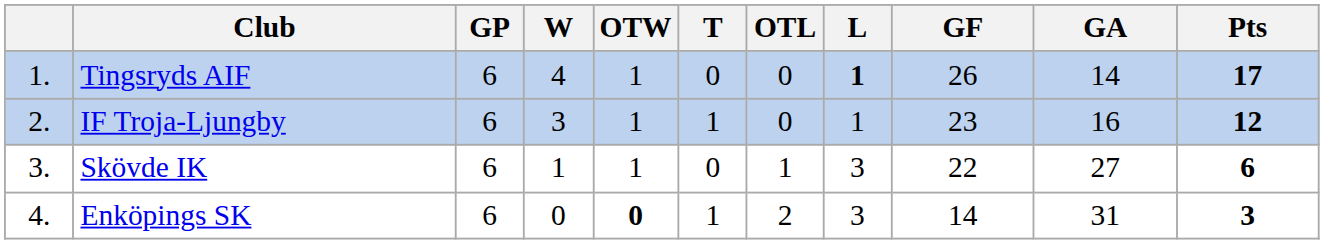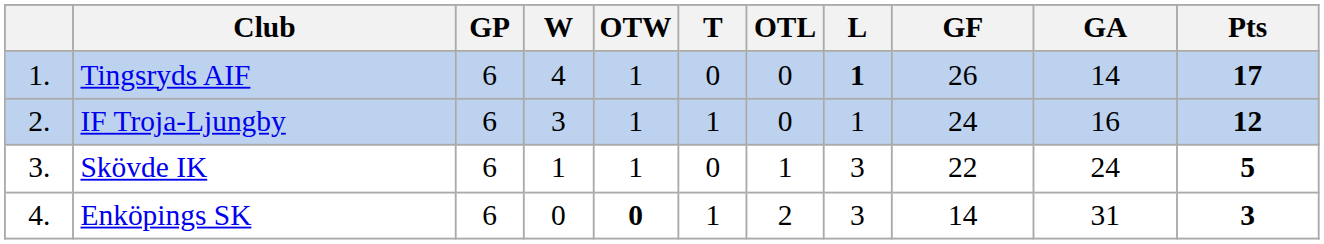(963, 121) 23 -> (963, 121) 24
(1105, 167) 27 -> (1105, 167) 24
(1248, 167) 6 -> (1248, 167) 5
